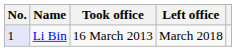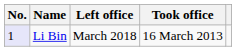columns swapped: (113, 14) <-> (191, 14)
